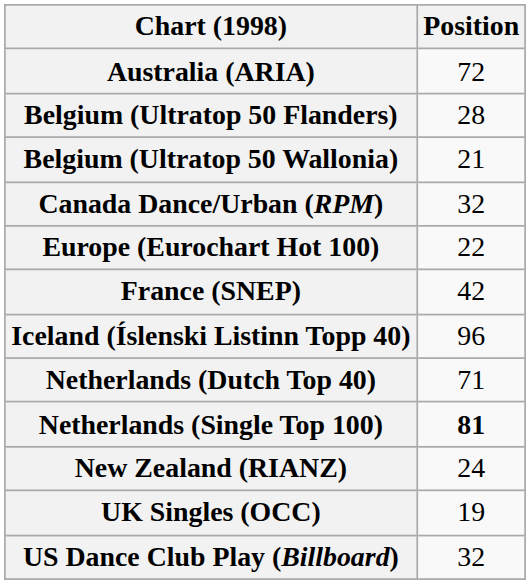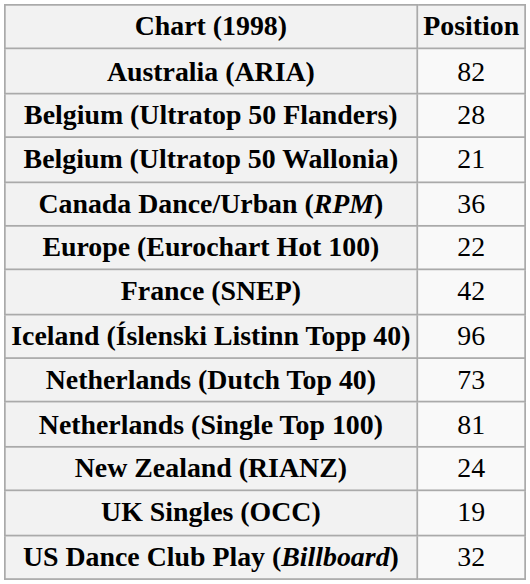(471, 70) 72 -> (471, 70) 82
(471, 203) 32 -> (471, 203) 36
(471, 379) 71 -> (471, 379) 73
(471, 423) bold -> (471, 423) normal
